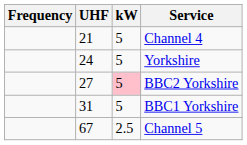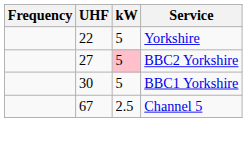- row: (173, 38)
(86, 60) 24 -> (86, 38) 22
(86, 106) 31 -> (86, 83) 30
